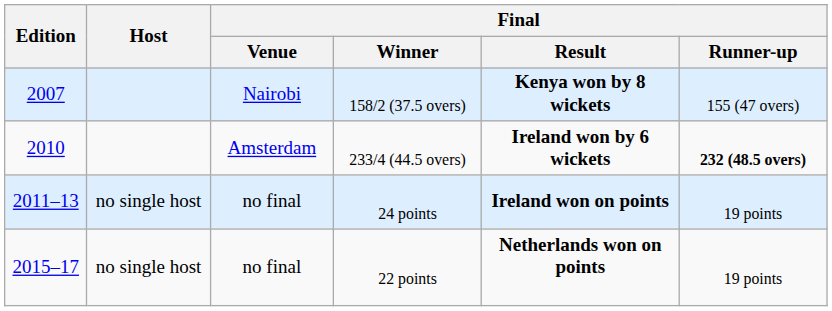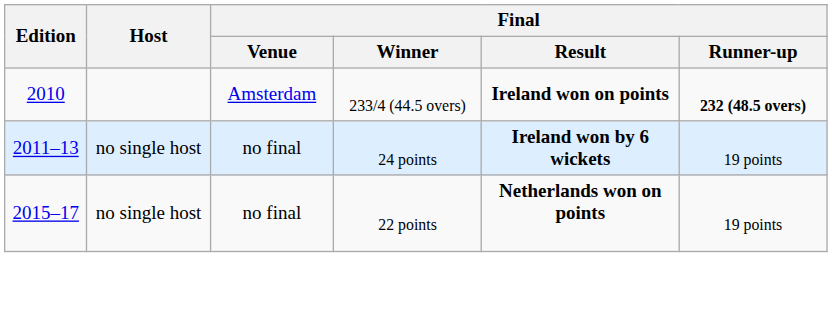- row: (408, 107)
(580, 148) Ireland won by 6 wickets -> (580, 94) Ireland won on points
(580, 202) Ireland won on points -> (580, 148) Ireland won by 6 wickets
